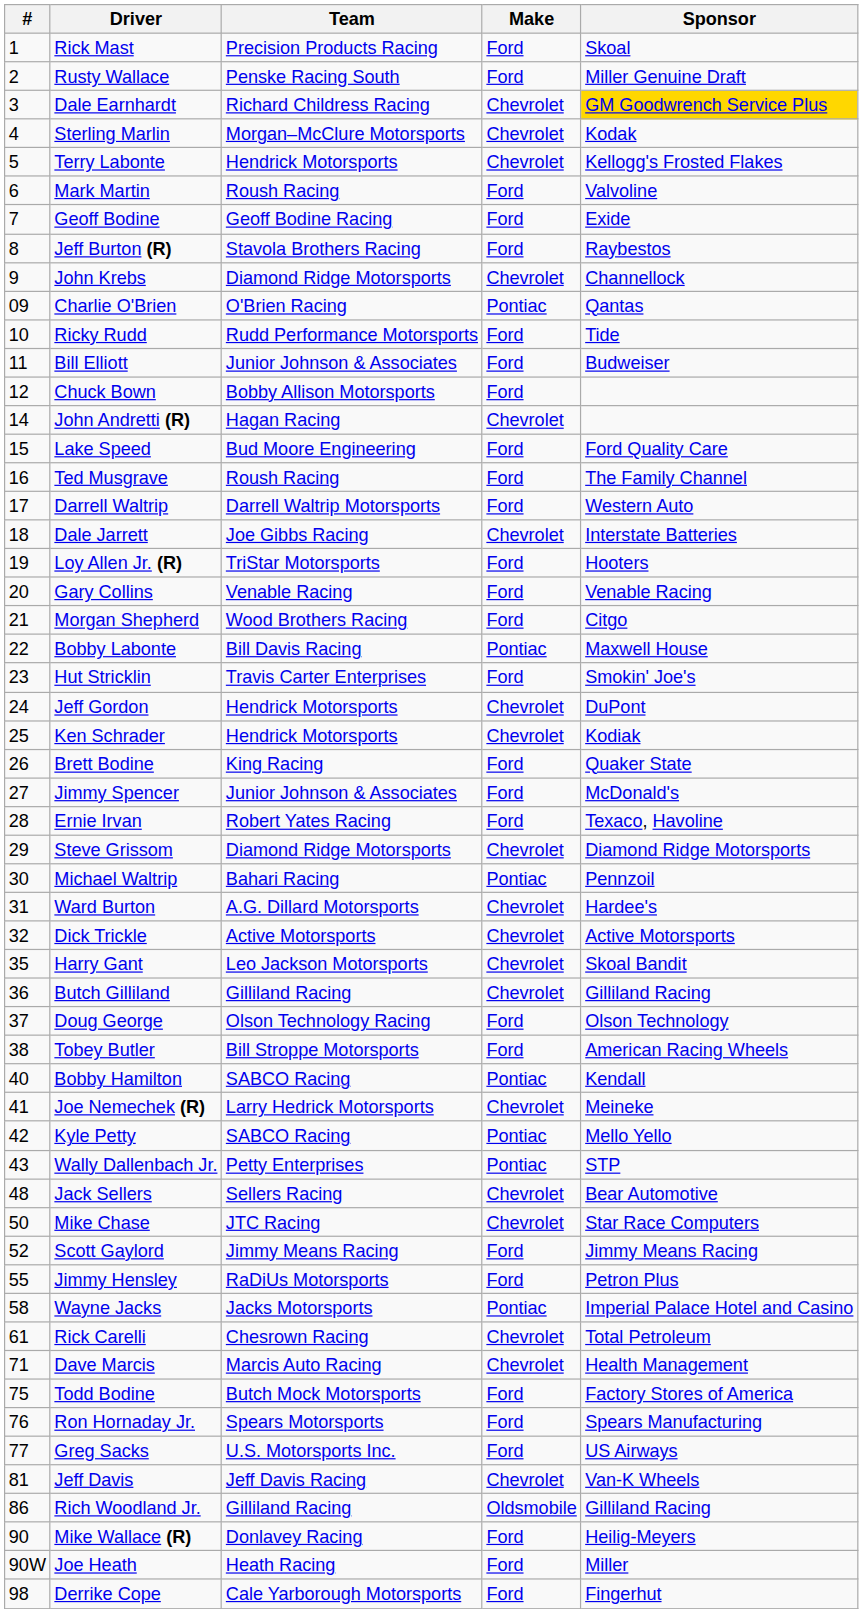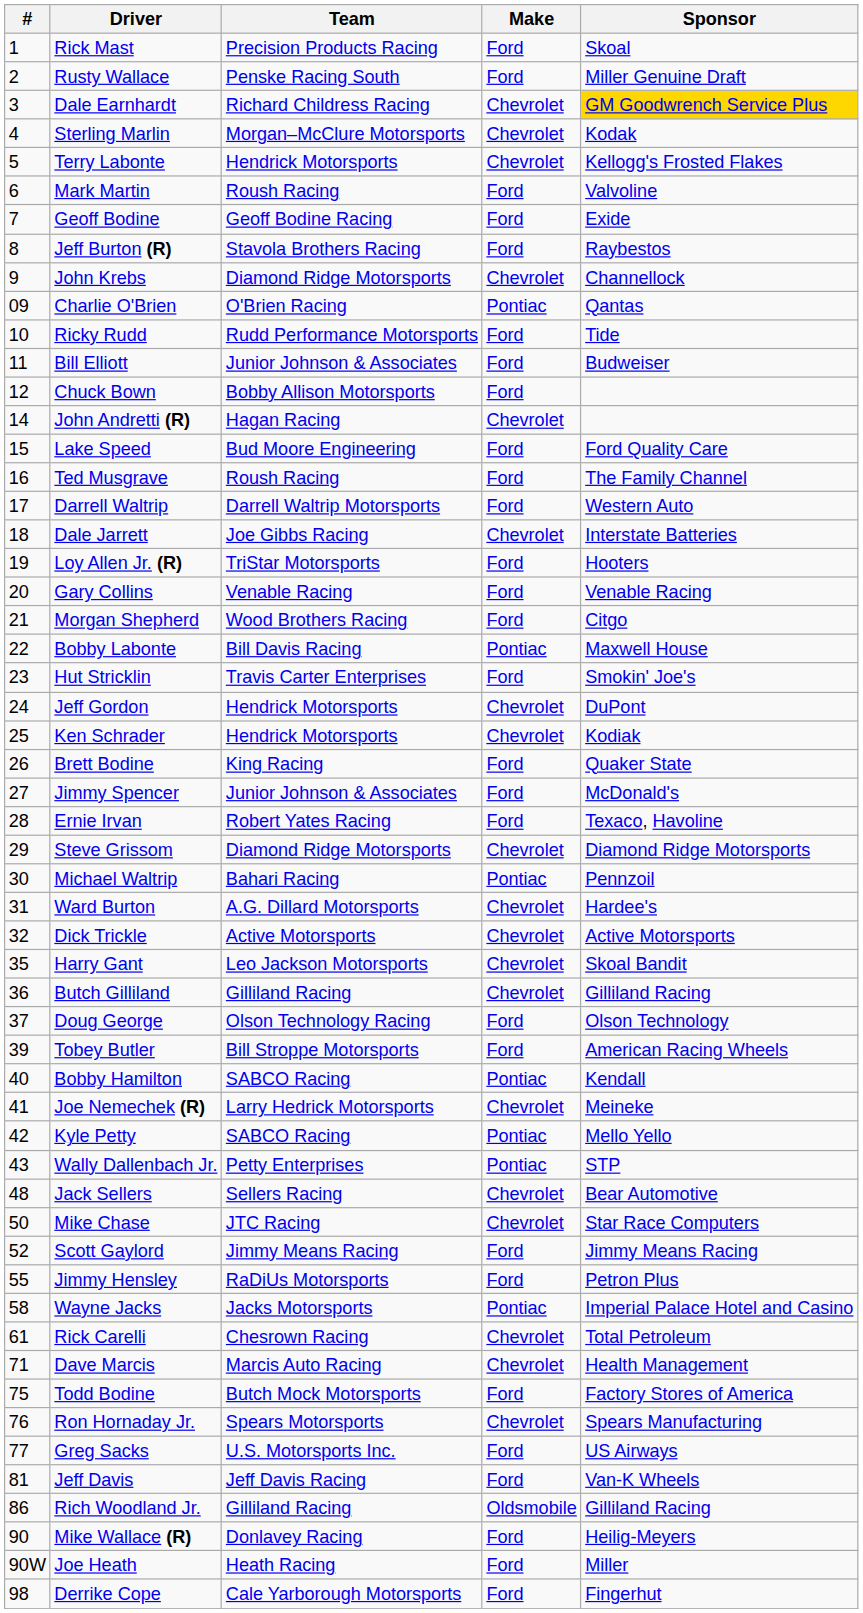(19, 1050) 38 -> (19, 1050) 39
(505, 1422) Ford -> (525, 1422) Chevrolet
(525, 1479) Chevrolet -> (505, 1479) Ford
